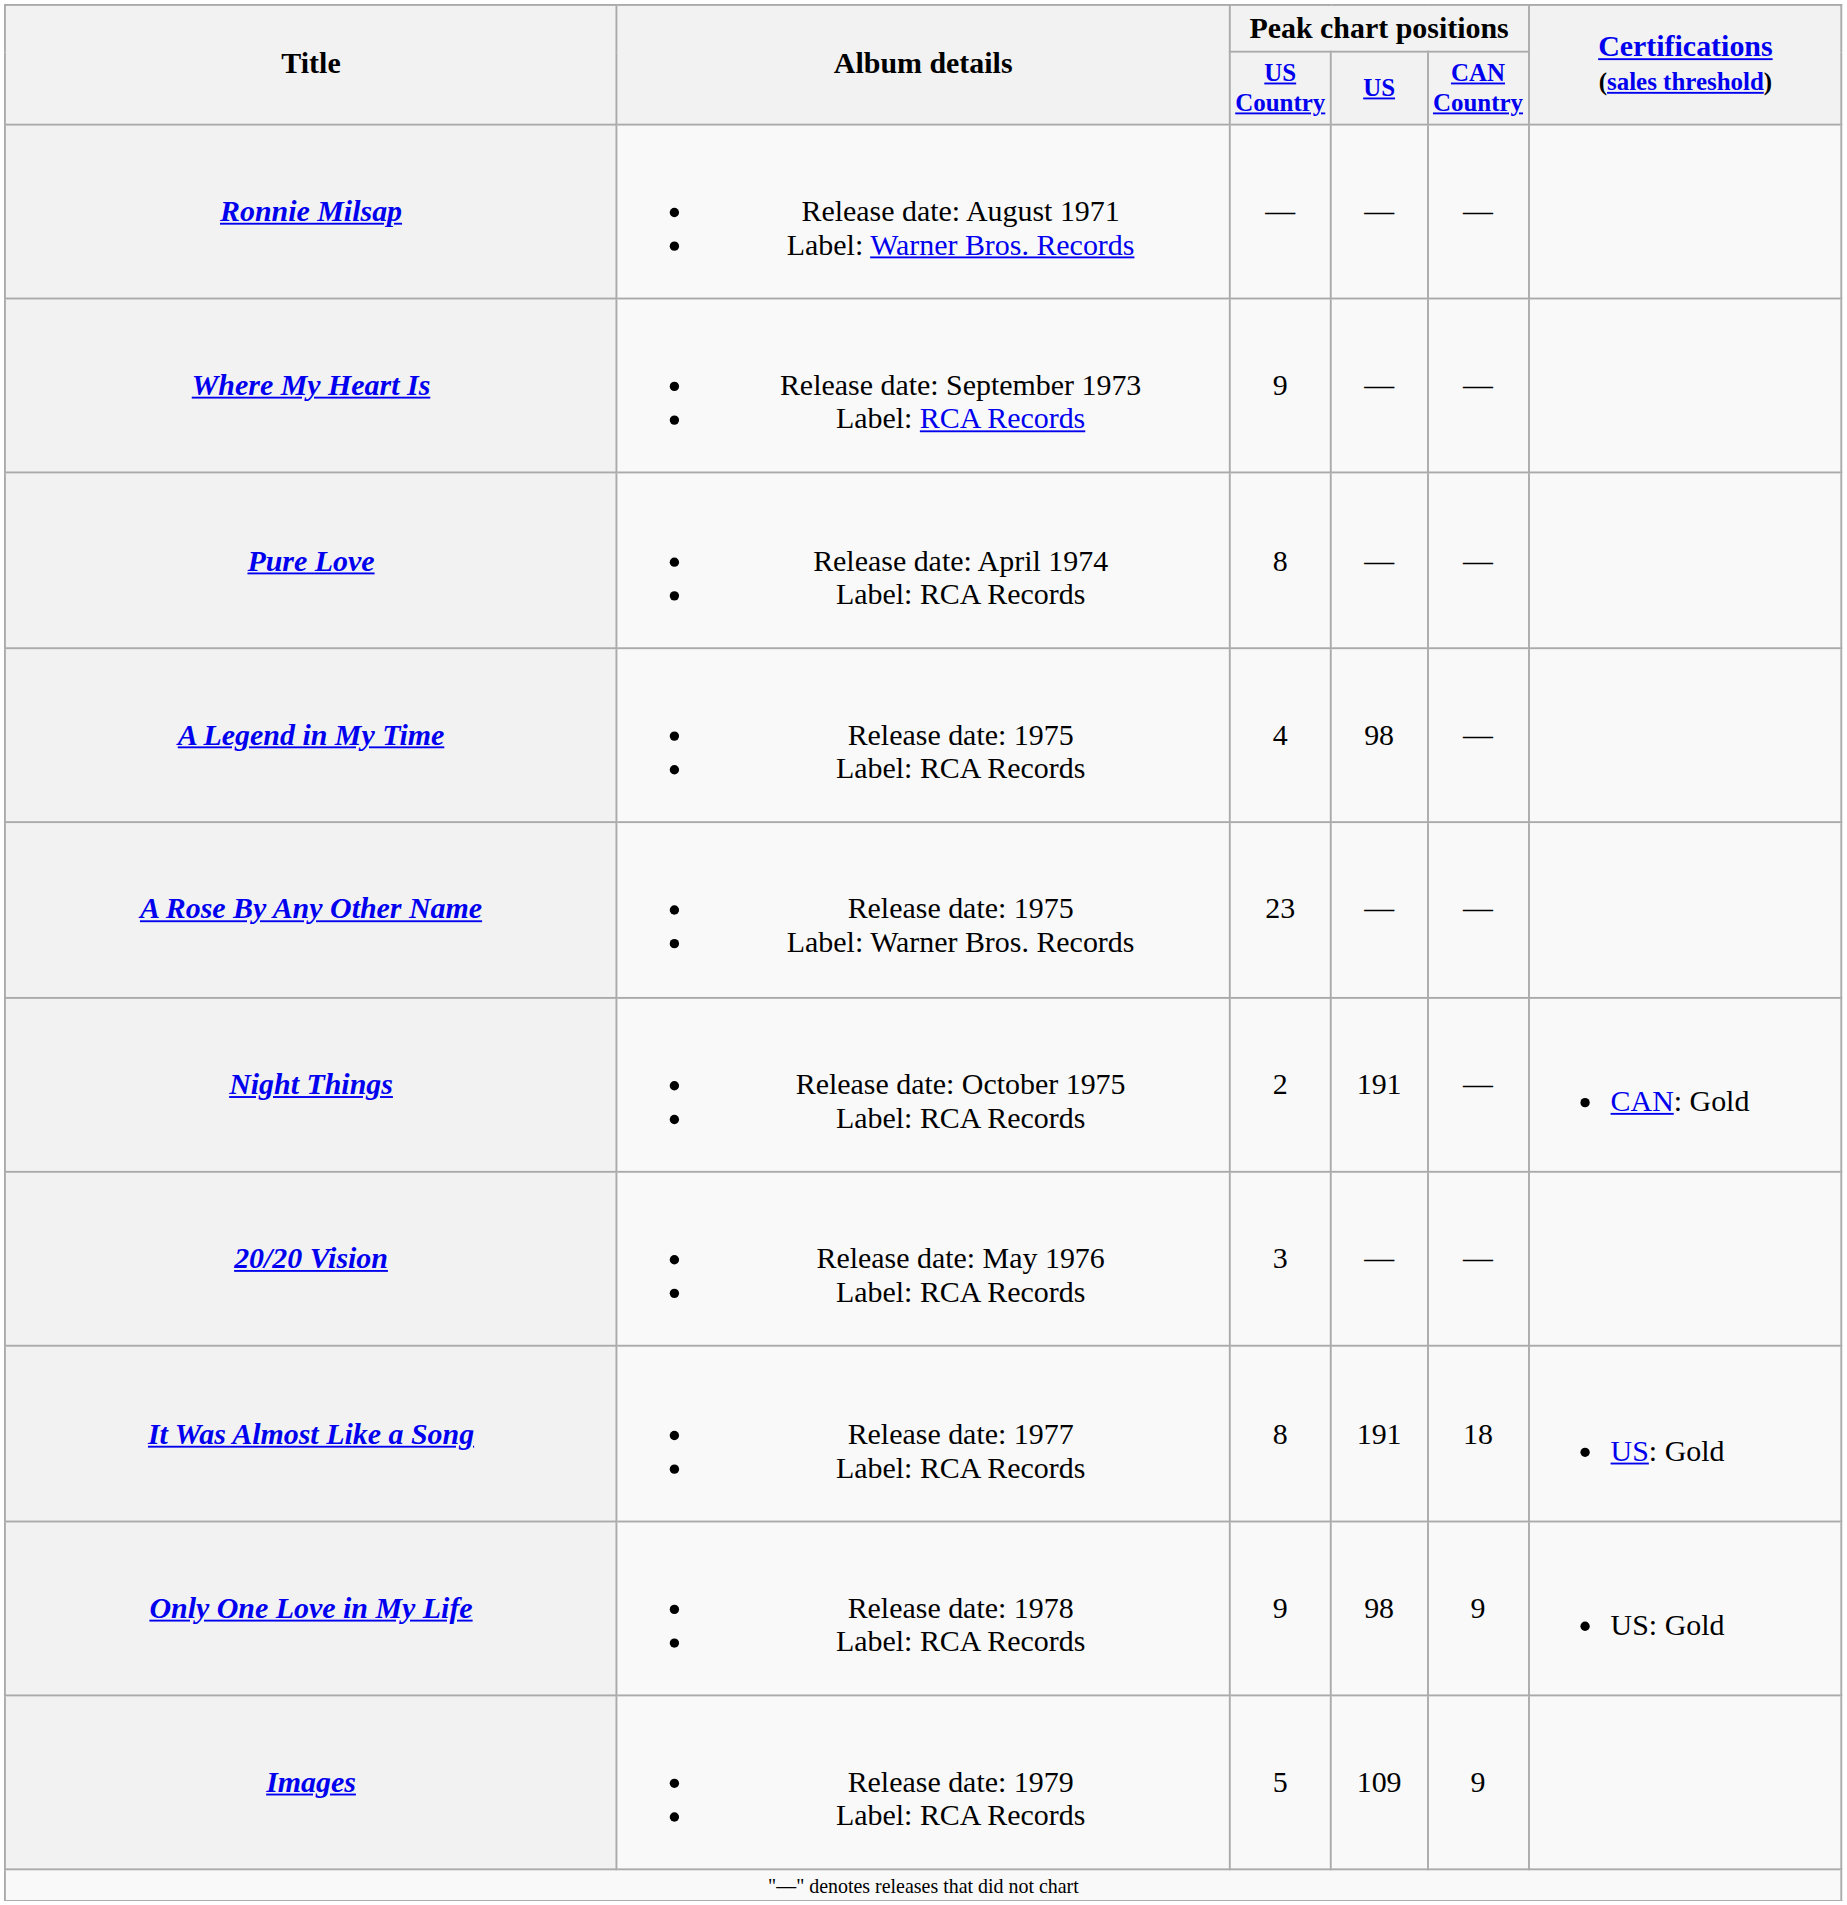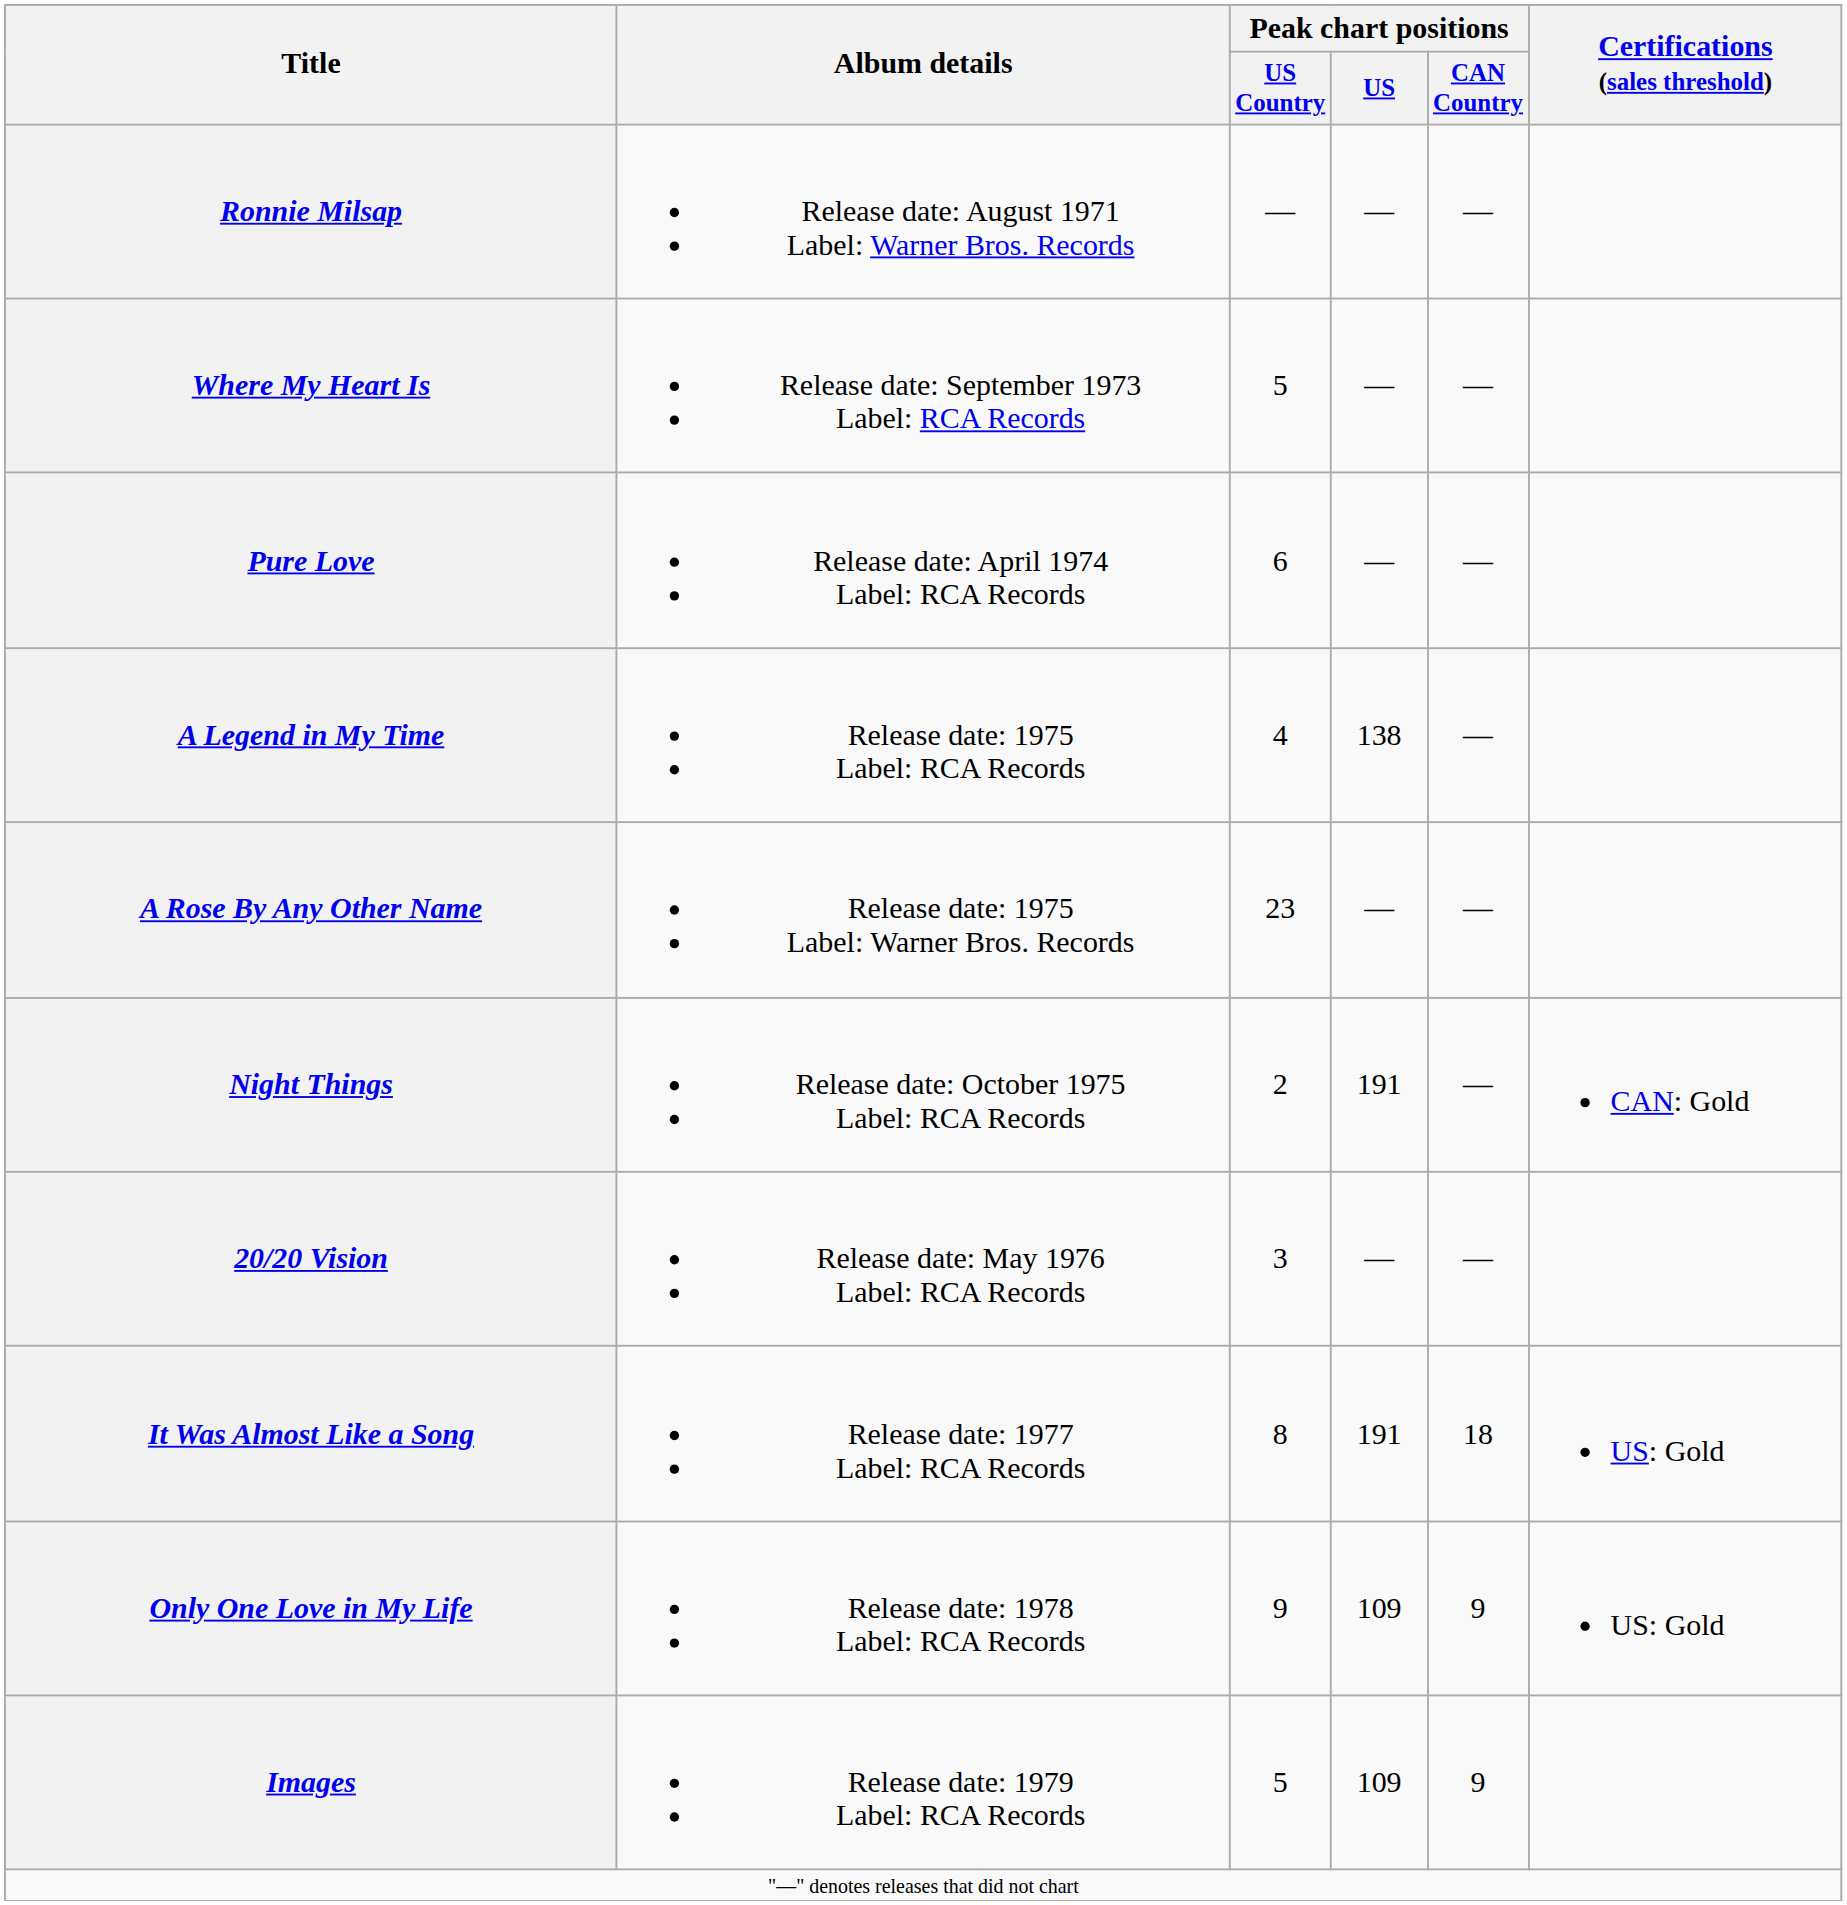(1280, 385) 9 -> (1280, 385) 5
(1280, 560) 8 -> (1280, 560) 6
(1379, 734) 98 -> (1379, 734) 138
(1379, 1607) 98 -> (1379, 1607) 109
